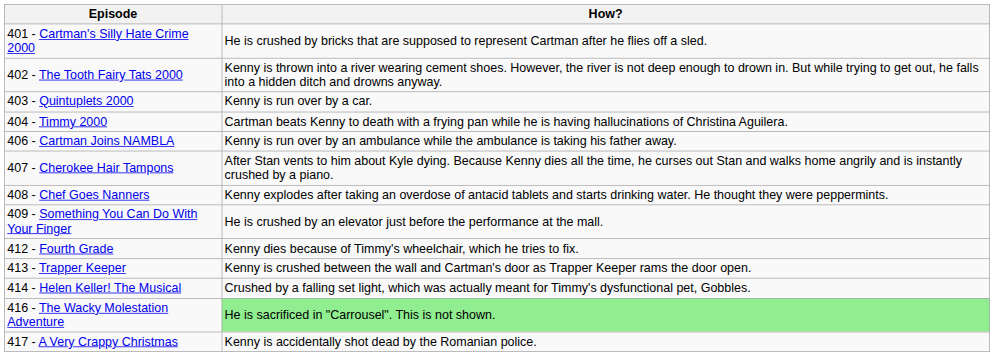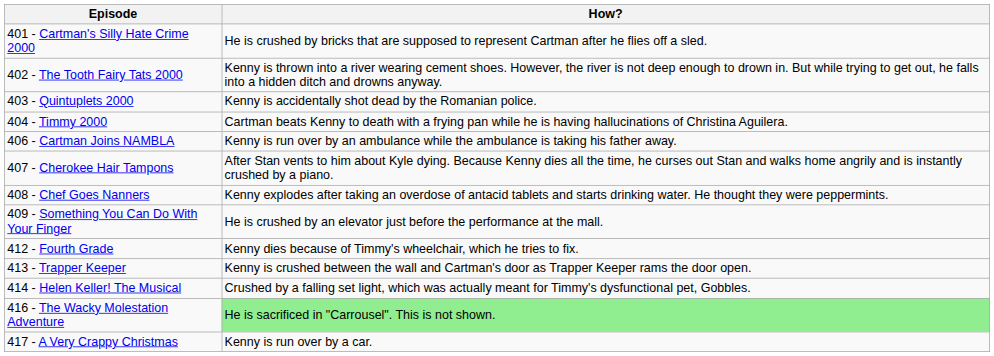(298, 101) Kenny is run over by a car. -> (381, 101) Kenny is accidentally shot dead by the Romanian police.
(381, 341) Kenny is accidentally shot dead by the Romanian police. -> (298, 341) Kenny is run over by a car.
